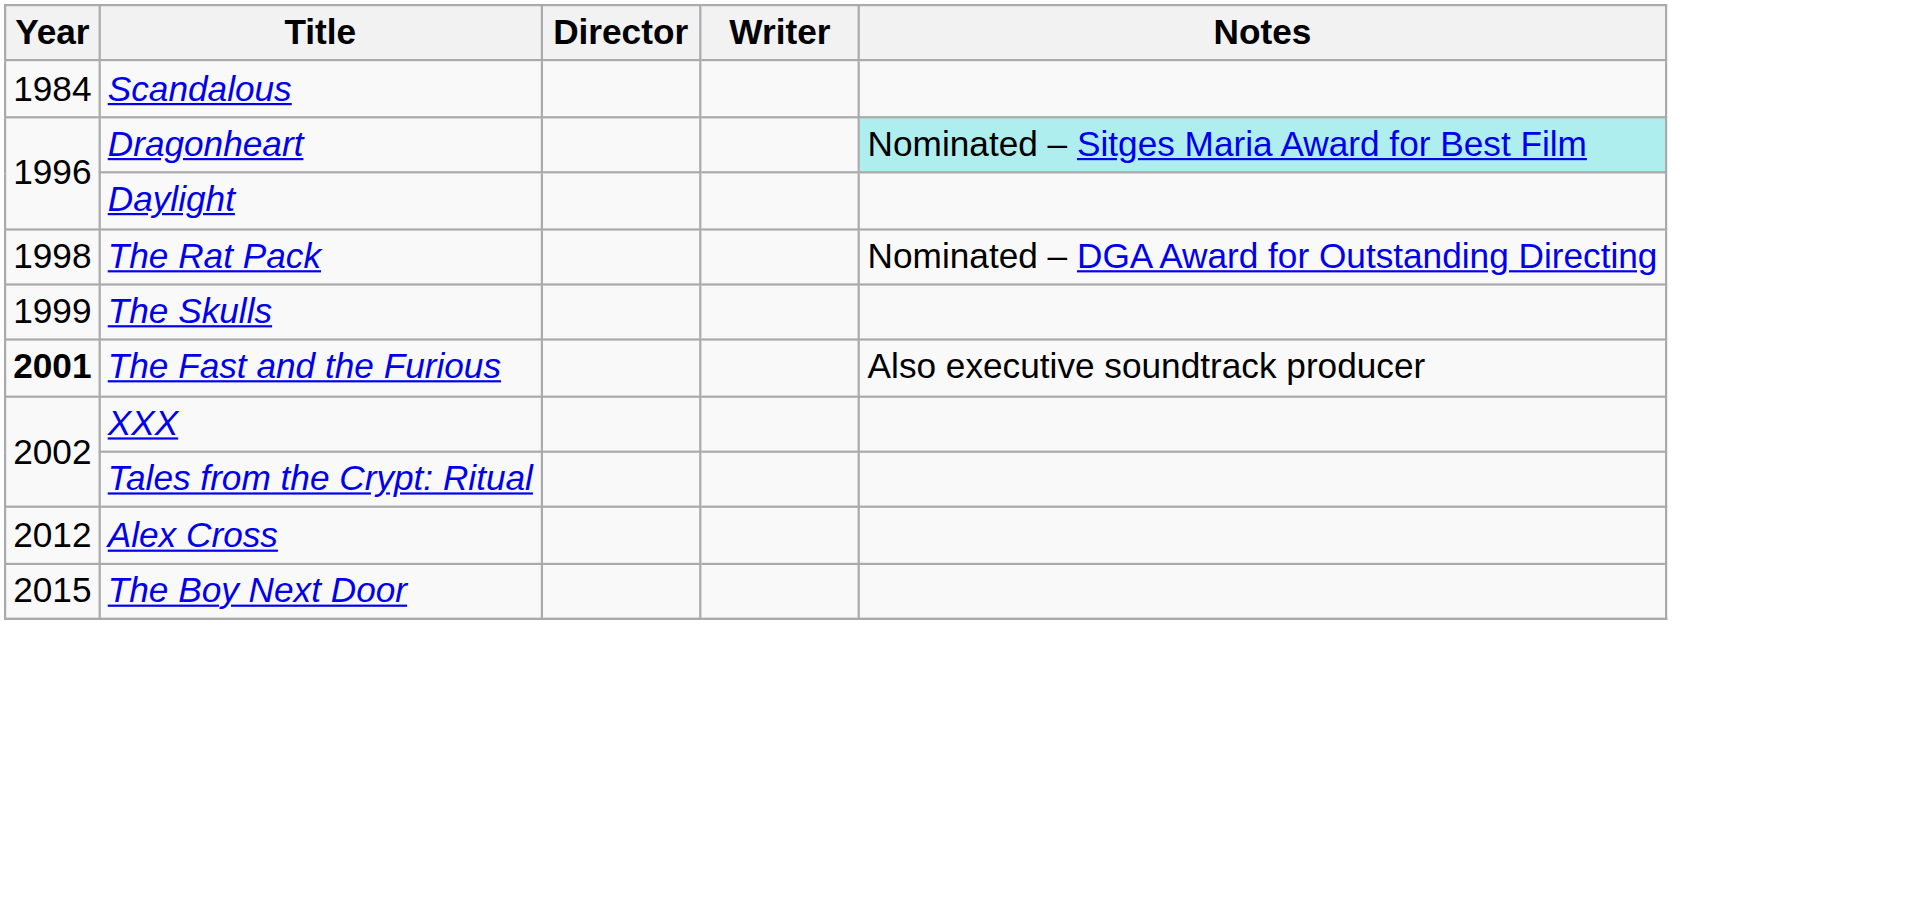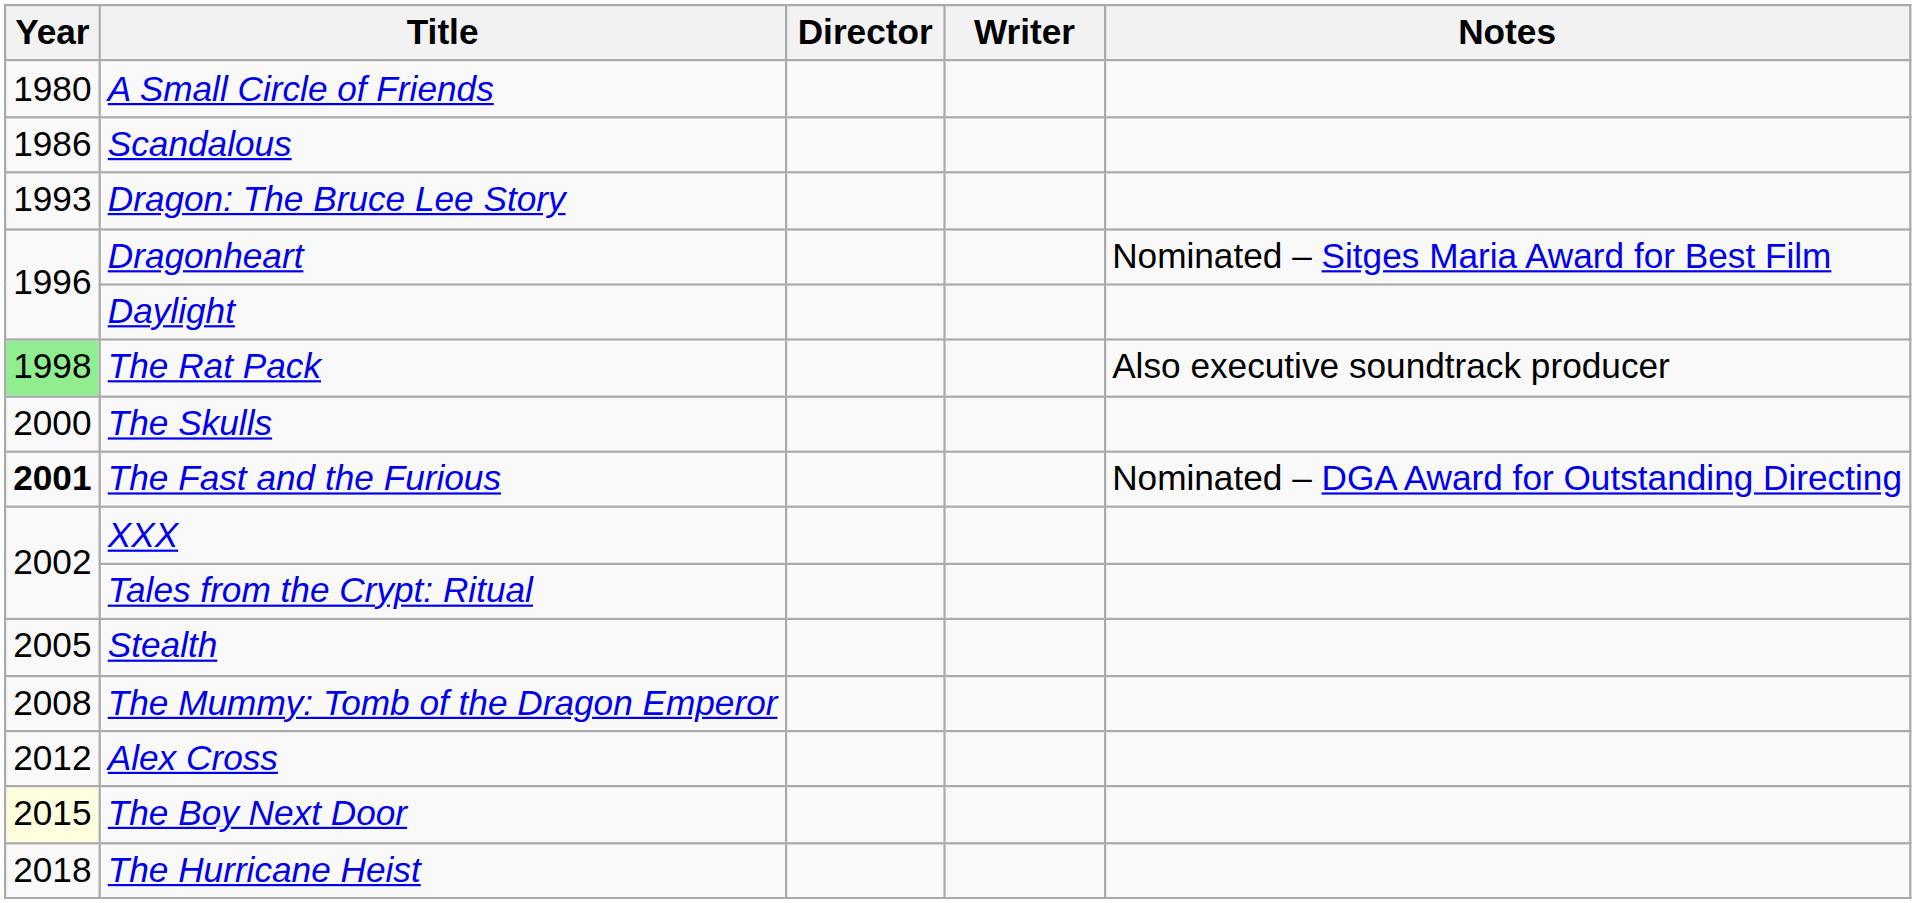+ row: (301, 88)
(52, 88) 1984 -> (52, 144) 1986
+ row: (337, 199)
(1227, 144) paleturquoise background -> (1472, 255) no background
(52, 255) no background -> (52, 367) lightgreen background
(1263, 255) Nominated – DGA Award for Outstanding Directing -> (1391, 367) Also executive soundtrack producer
(52, 311) 1999 -> (52, 423) 2000
(1146, 367) Also executive soundtrack producer -> (1507, 479) Nominated – DGA Award for Outstanding Directing
+ row: (163, 646)
+ row: (443, 702)
(52, 590) no background -> (52, 813) lightyellow background
+ row: (264, 869)
